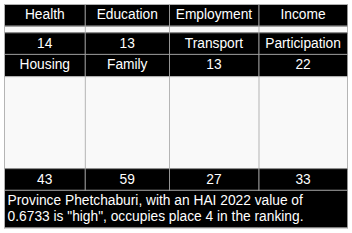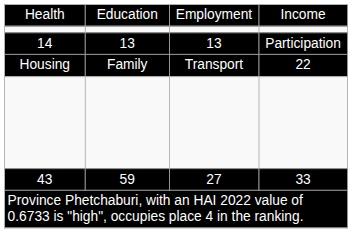(214, 43) Transport -> (214, 43) 13
(214, 65) 13 -> (214, 65) Transport
